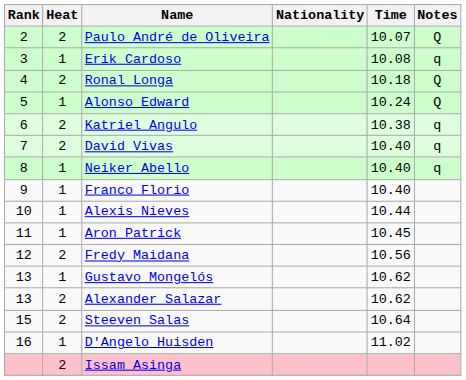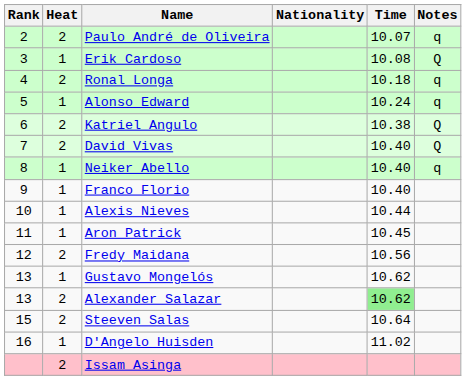(437, 37) Q -> (437, 37) q
(437, 59) q -> (437, 59) Q
(437, 81) Q -> (437, 81) q
(437, 103) Q -> (437, 103) q
(437, 125) q -> (437, 125) Q
(437, 146) q -> (437, 146) Q
(391, 299) no background -> (391, 299) lightgreen background
